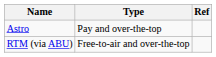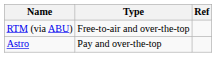rows swapped: (18, 28) <-> (40, 44)
